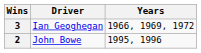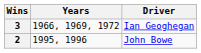columns swapped: (68, 12) <-> (151, 12)
